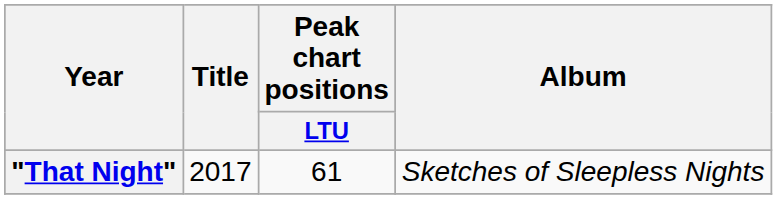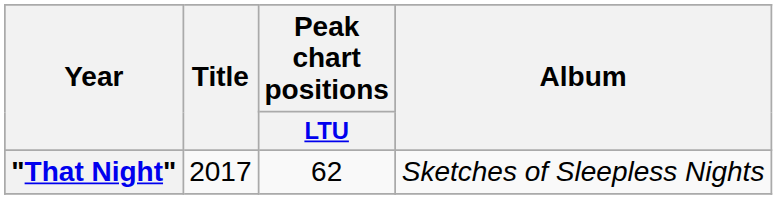(327, 171) 61 -> (327, 171) 62
